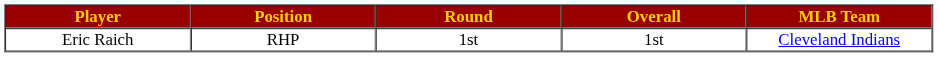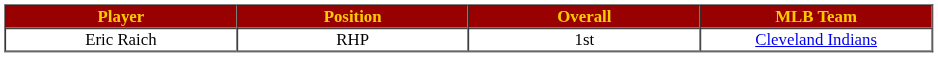- column: (468, 16)
